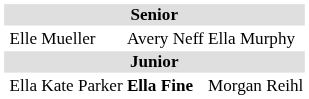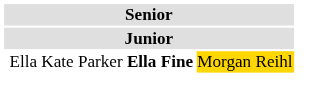- row: (53, 38)
(256, 85) no background -> (245, 61) gold background
